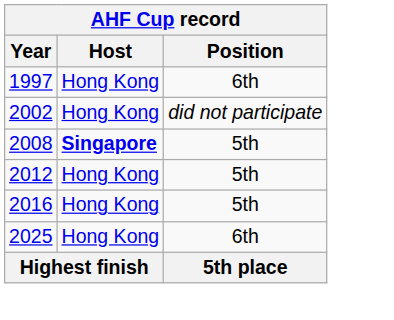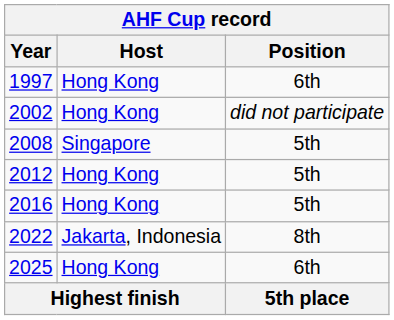(109, 143) bold -> (106, 143) normal
+ row: (31, 236)
